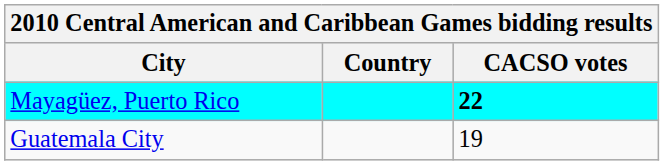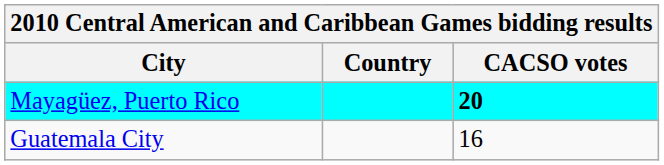(471, 100) 22 -> (471, 100) 20
(471, 139) 19 -> (471, 139) 16
